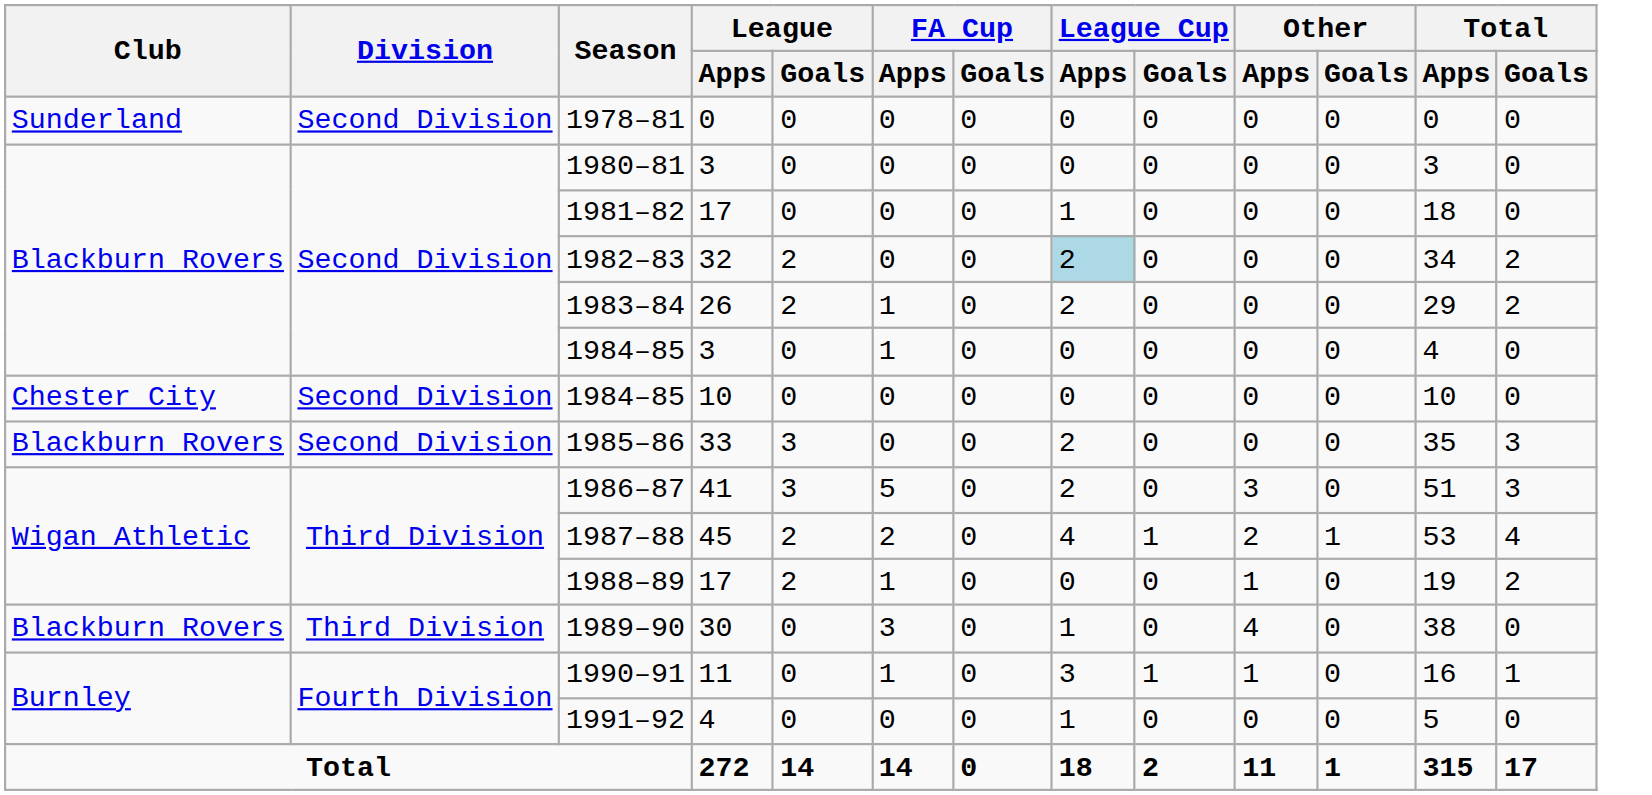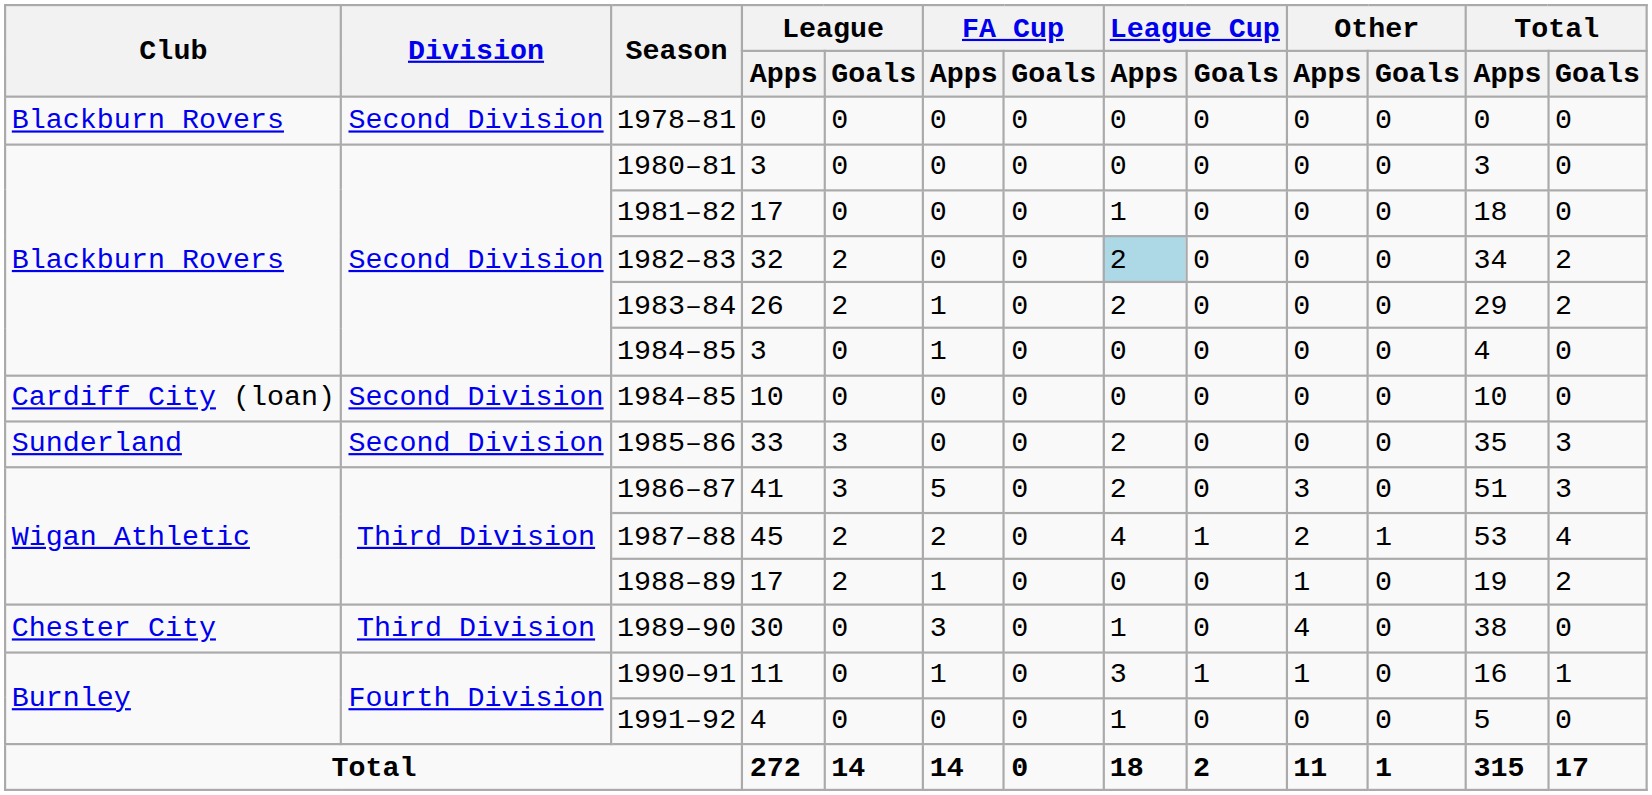(97, 121) Sunderland -> (148, 121) Blackburn Rovers
(114, 398) Chester City -> (173, 398) Cardiff City (loan)
(148, 444) Blackburn Rovers -> (97, 444) Sunderland
(148, 629) Blackburn Rovers -> (114, 629) Chester City
